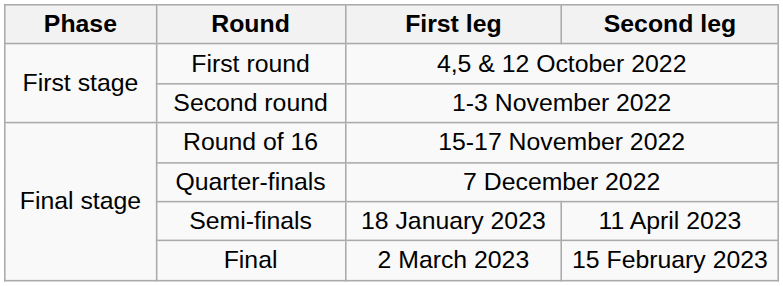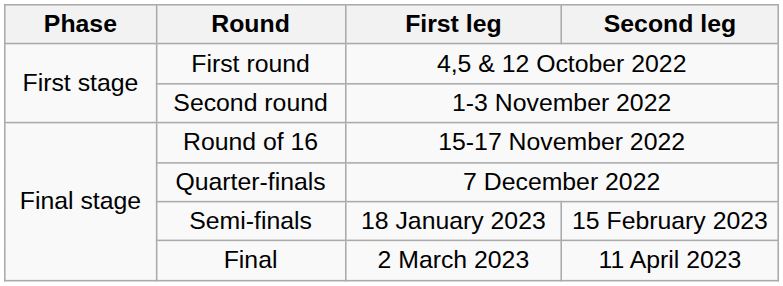(670, 220) 11 April 2023 -> (670, 220) 15 February 2023
(670, 260) 15 February 2023 -> (670, 260) 11 April 2023
